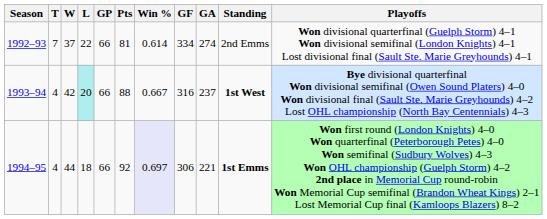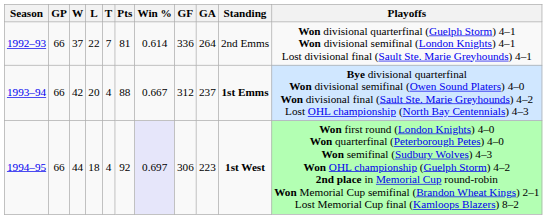columns swapped: (104, 13) <-> (55, 13)
(185, 43) 334 -> (185, 43) 336
(207, 43) 274 -> (207, 43) 264
(86, 93) paleturquoise background -> (94, 93) no background
(185, 93) 316 -> (185, 93) 312
(245, 93) 1st West -> (245, 93) 1st Emms
(207, 167) 221 -> (207, 167) 223
(245, 167) 1st Emms -> (245, 167) 1st West
